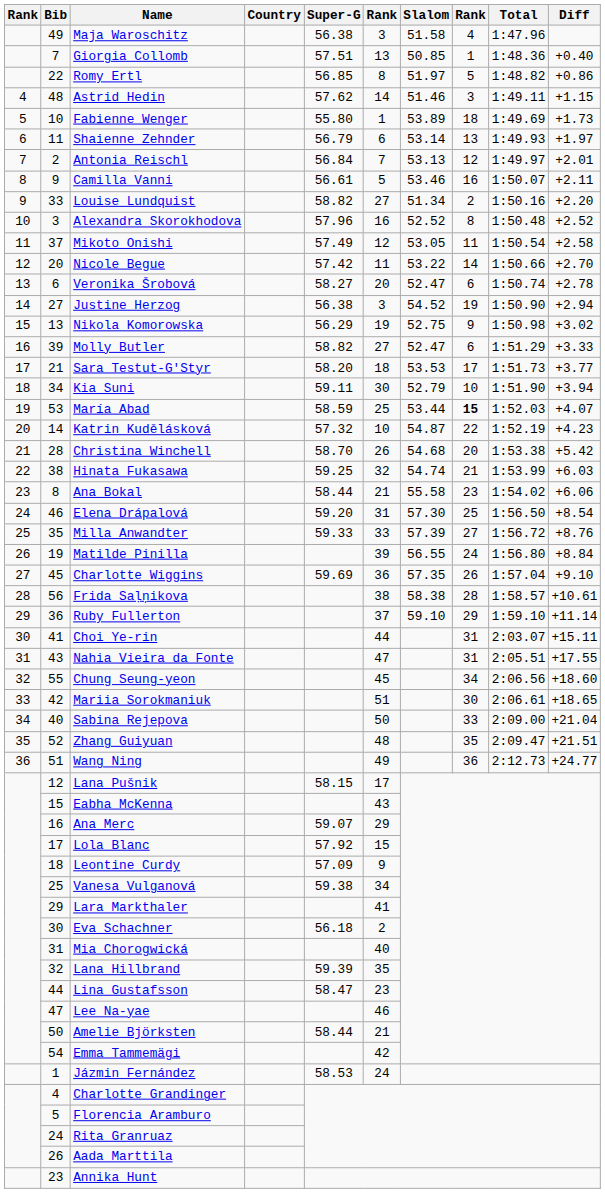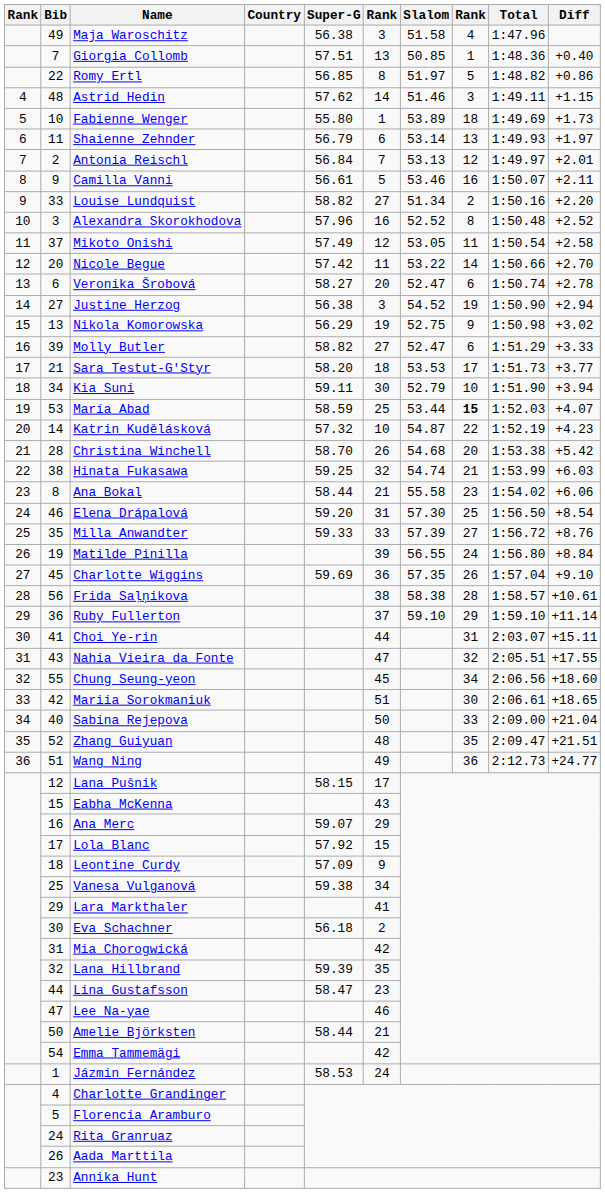(471, 659) 31 -> (471, 659) 32
(382, 949) 40 -> (382, 949) 42
